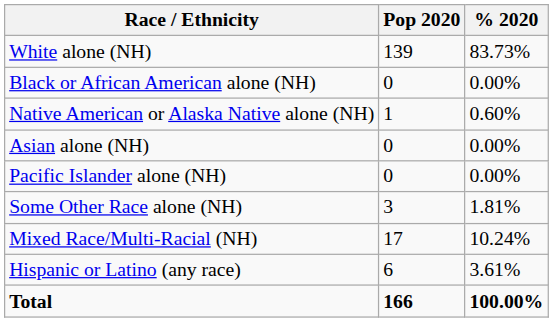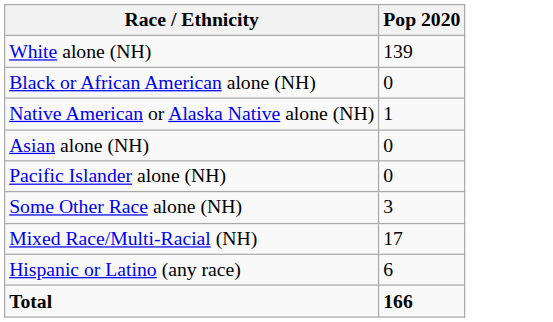- column: (506, 20)
